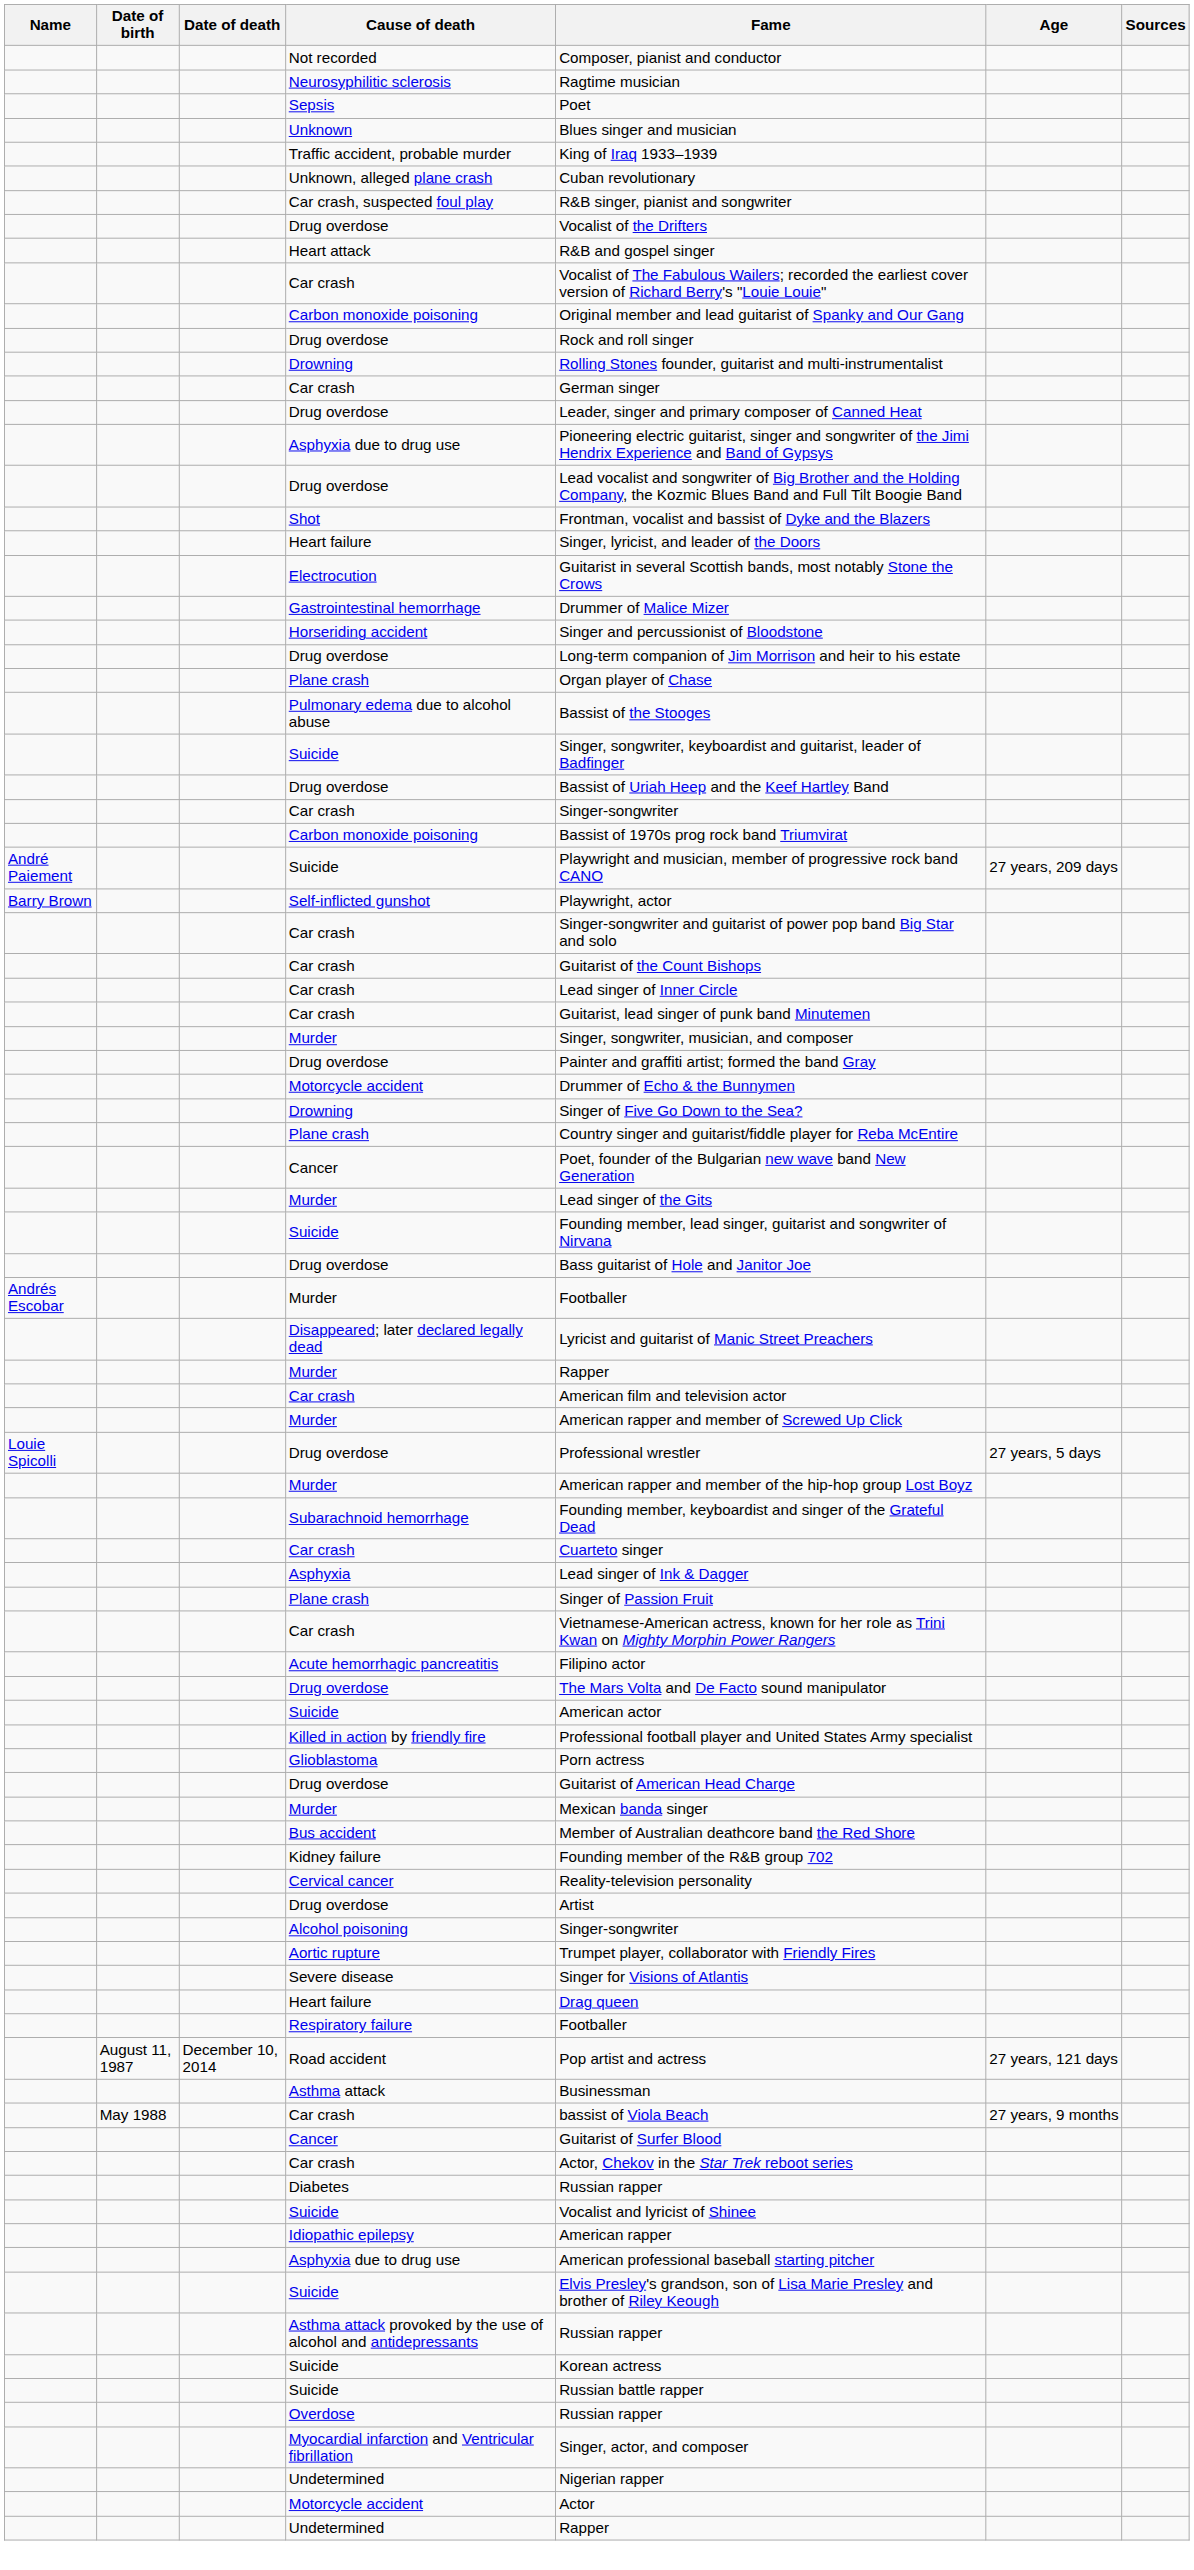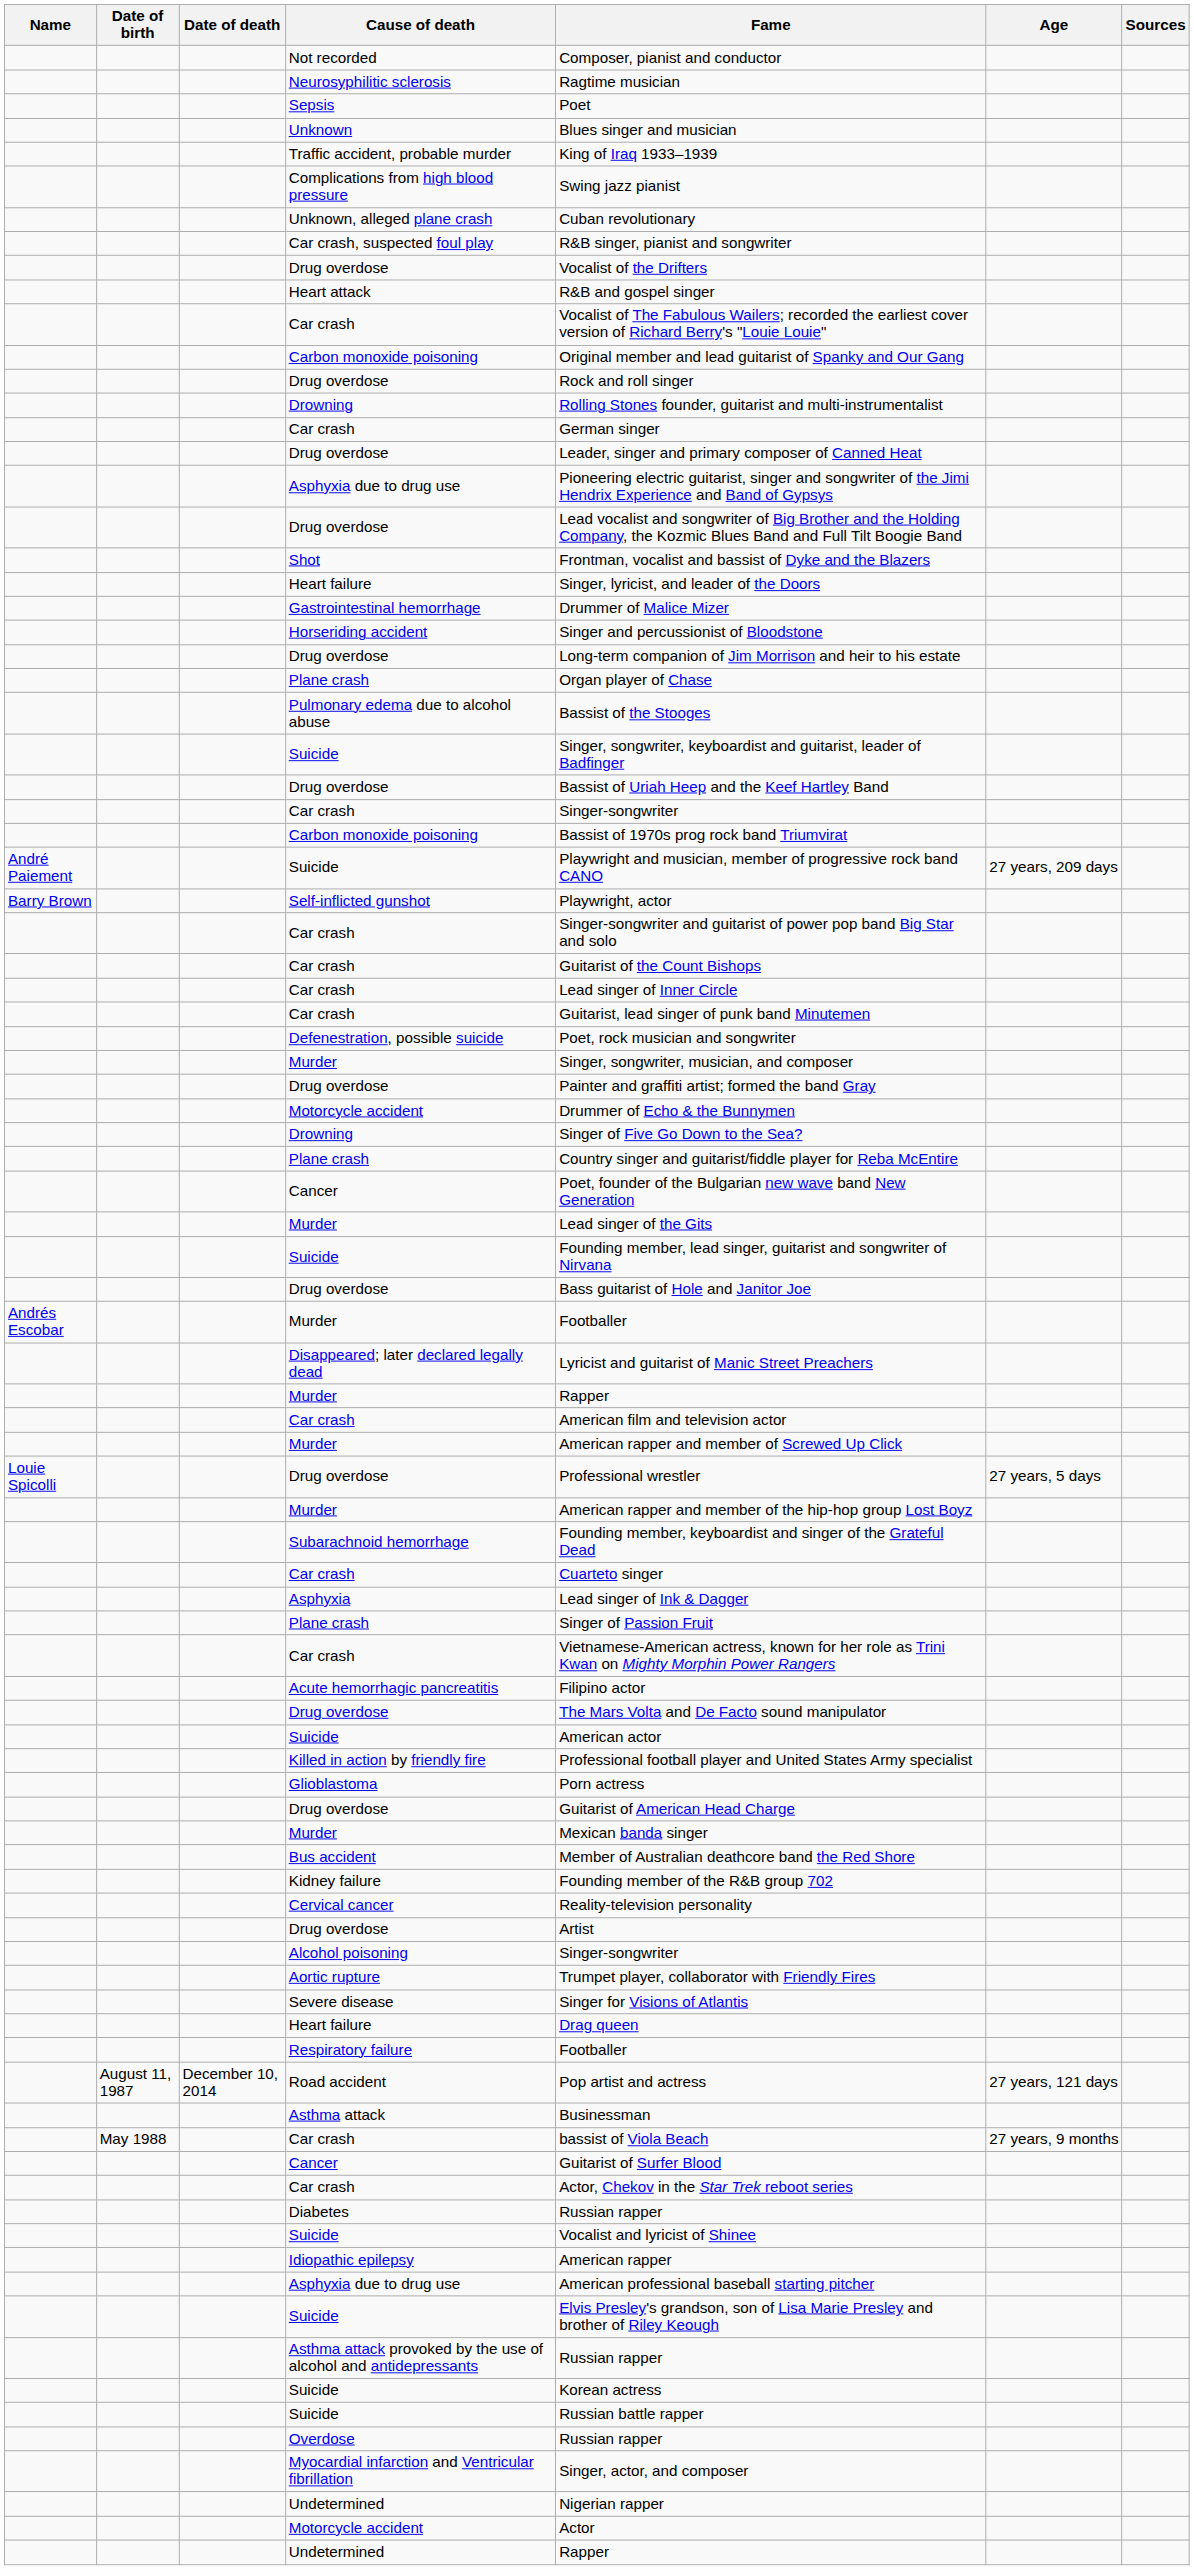+ row: (50, 187)
- row: (50, 576)
+ row: (50, 1038)
